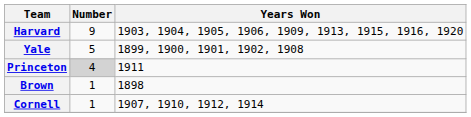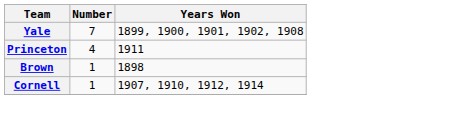- row: (37, 31)
(92, 49) 5 -> (92, 31) 7
(92, 67) lightgrey background -> (92, 49) no background
